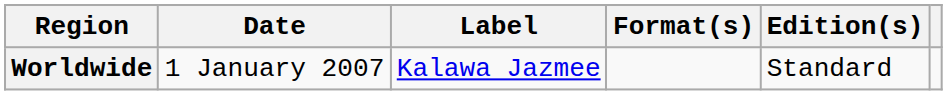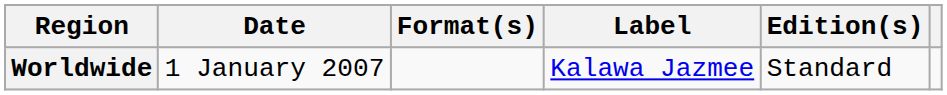columns swapped: (684, 26) <-> (499, 26)
